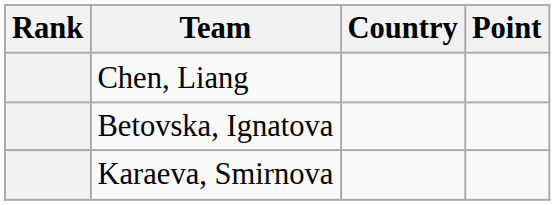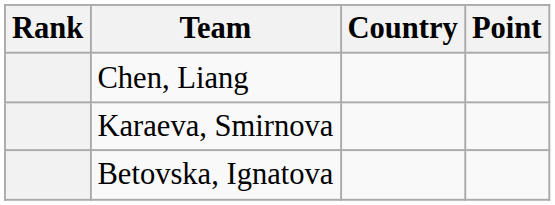rows swapped: (215, 125) <-> (215, 174)
